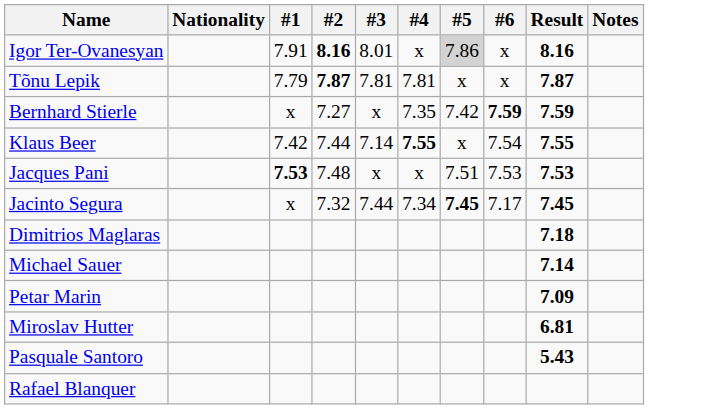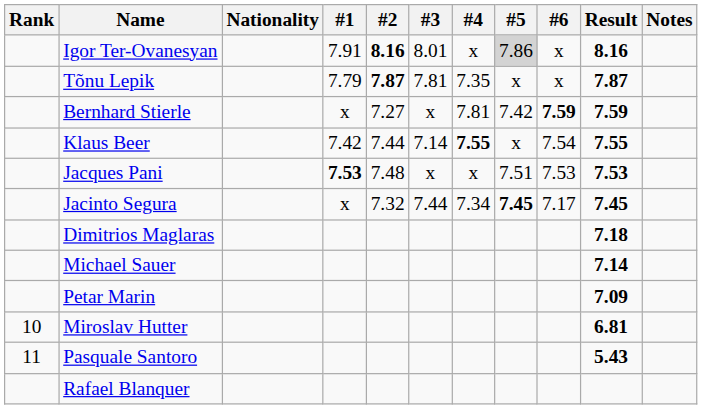+ column: (32, 19)
(419, 81) 7.81 -> (473, 81) 7.35
(419, 111) 7.35 -> (473, 111) 7.81
